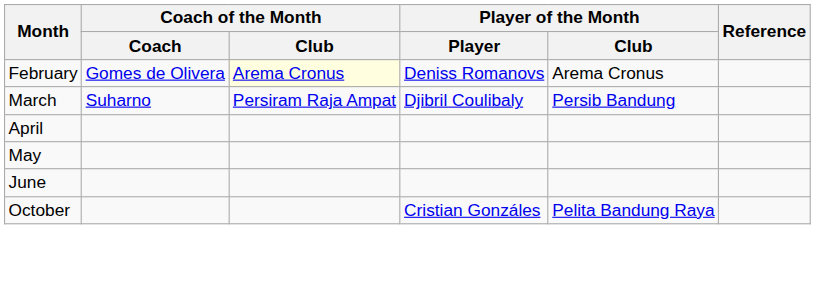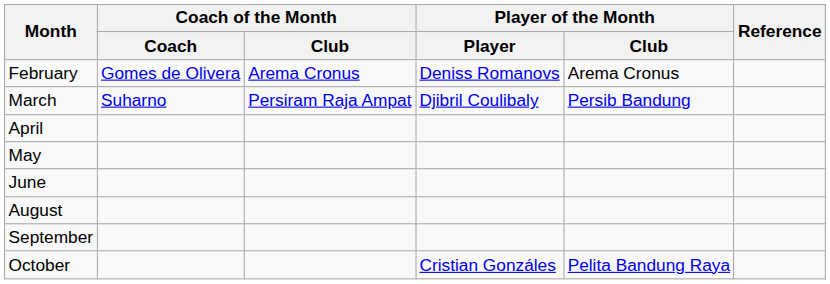(289, 73) lightyellow background -> (304, 73) no background
+ row: (35, 210)
+ row: (51, 237)
